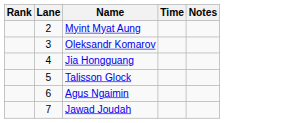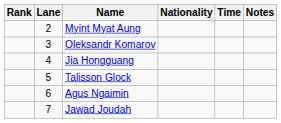+ column: (186, 12)
